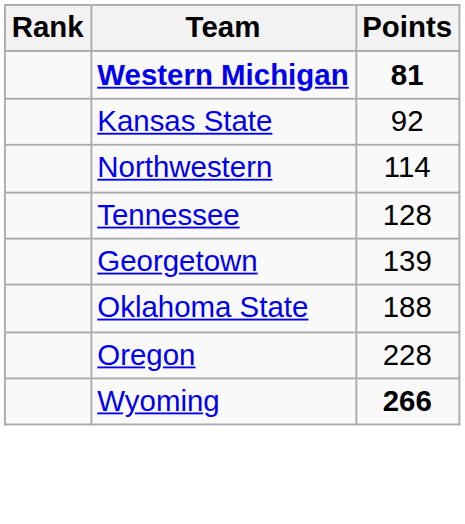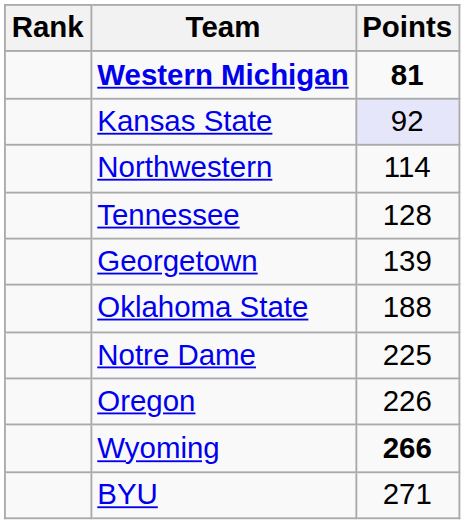(407, 121) no background -> (407, 121) lavender background
+ row: (177, 354)
(407, 354) 228 -> (407, 401) 226
+ row: (128, 494)
